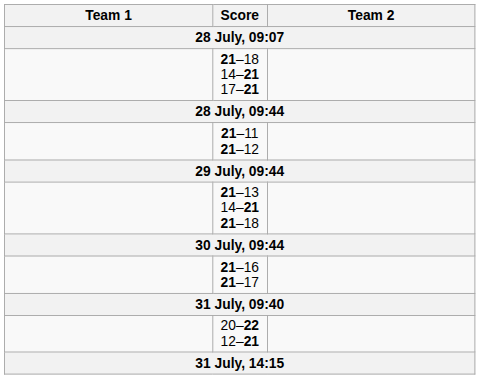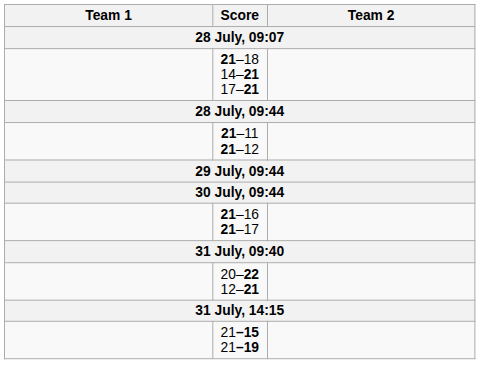- row: (240, 208)
+ row: (240, 341)
